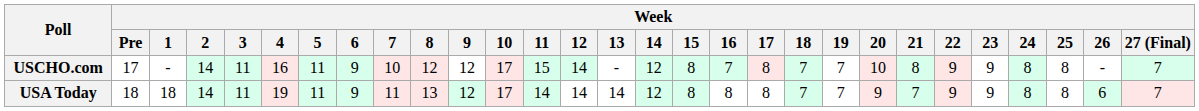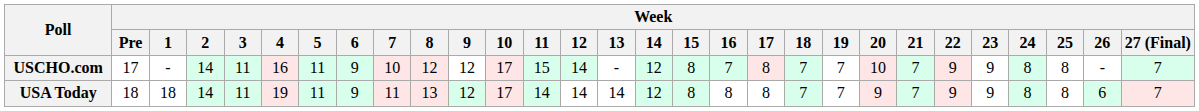(915, 67) 8 -> (915, 67) 7
